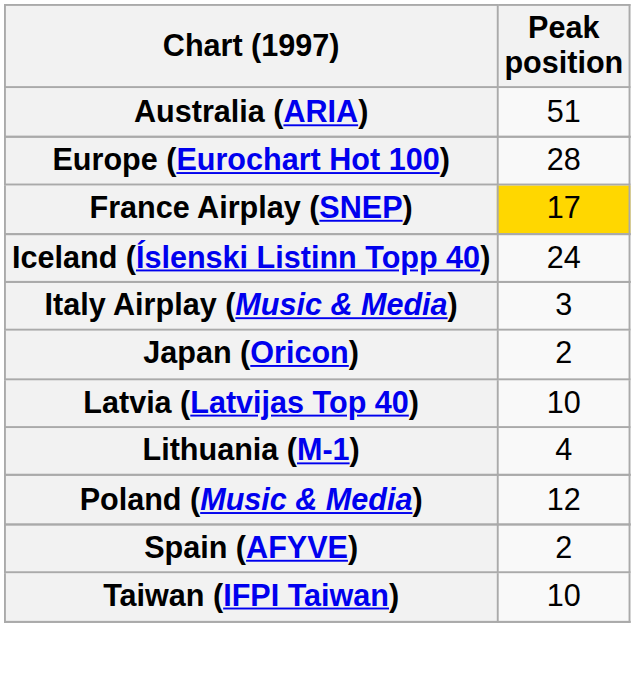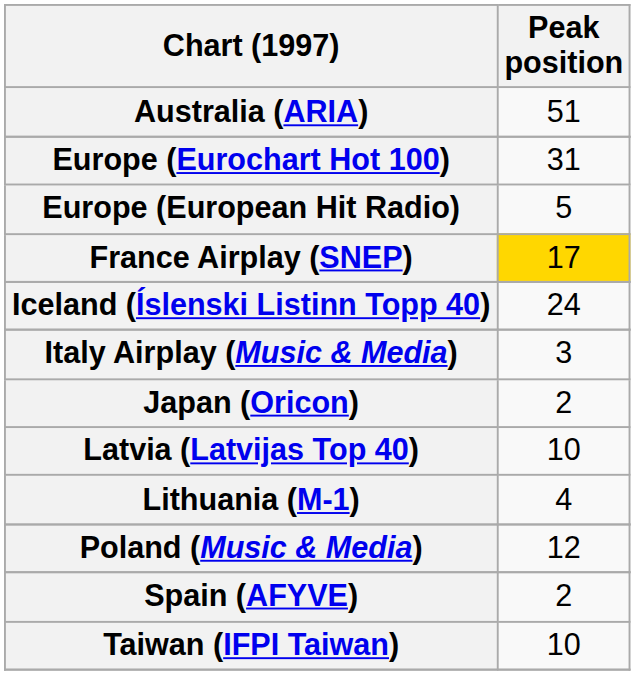(564, 160) 28 -> (564, 160) 31
+ row: (251, 208)
